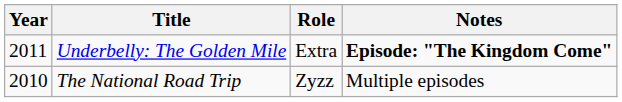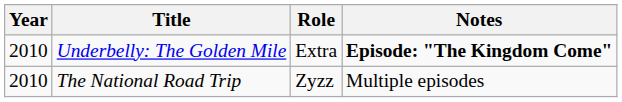(28, 50) 2011 -> (28, 50) 2010
